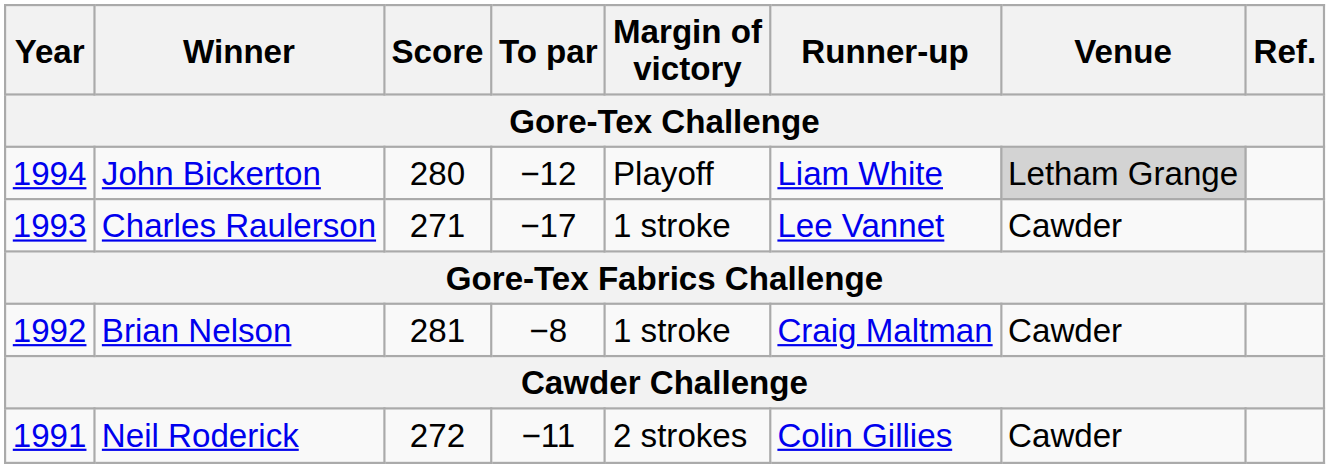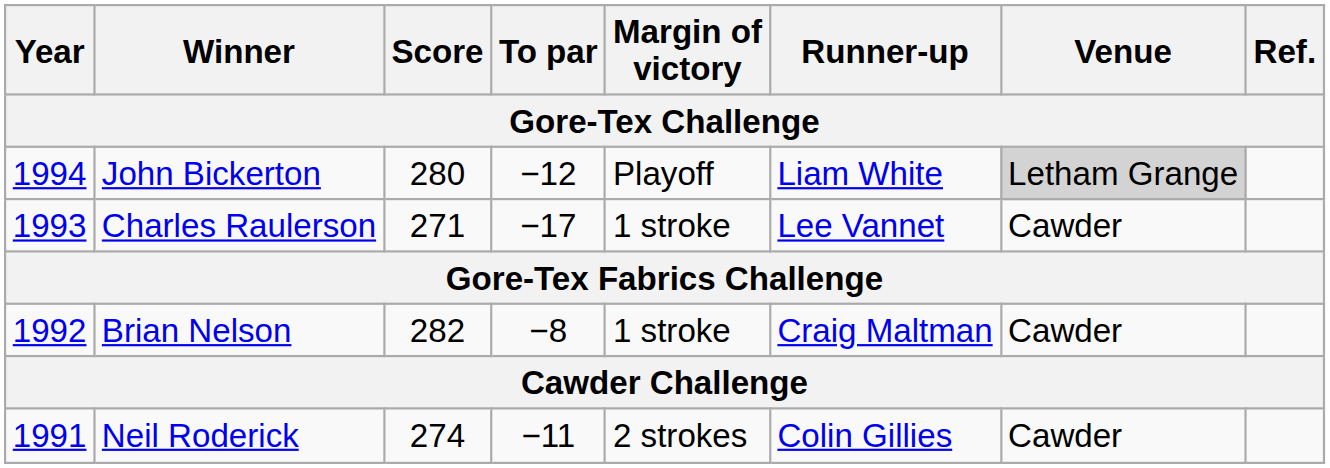(437, 331) 281 -> (437, 331) 282
(437, 436) 272 -> (437, 436) 274
